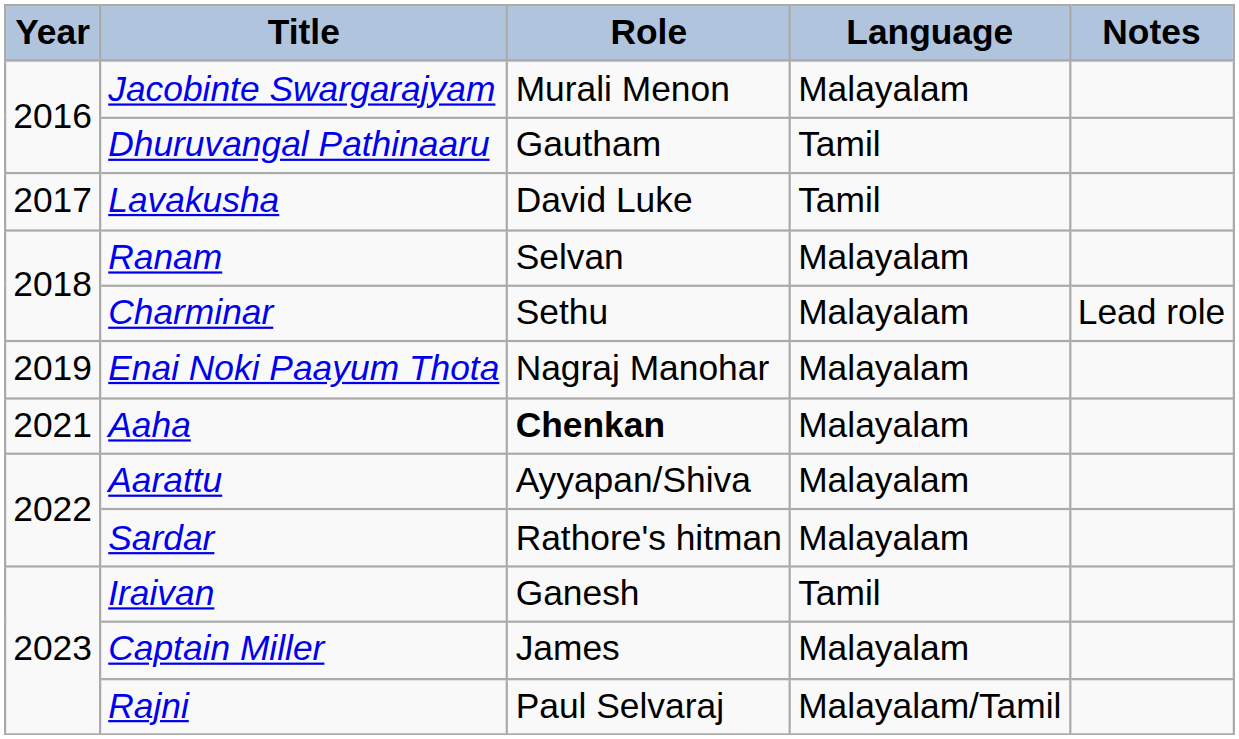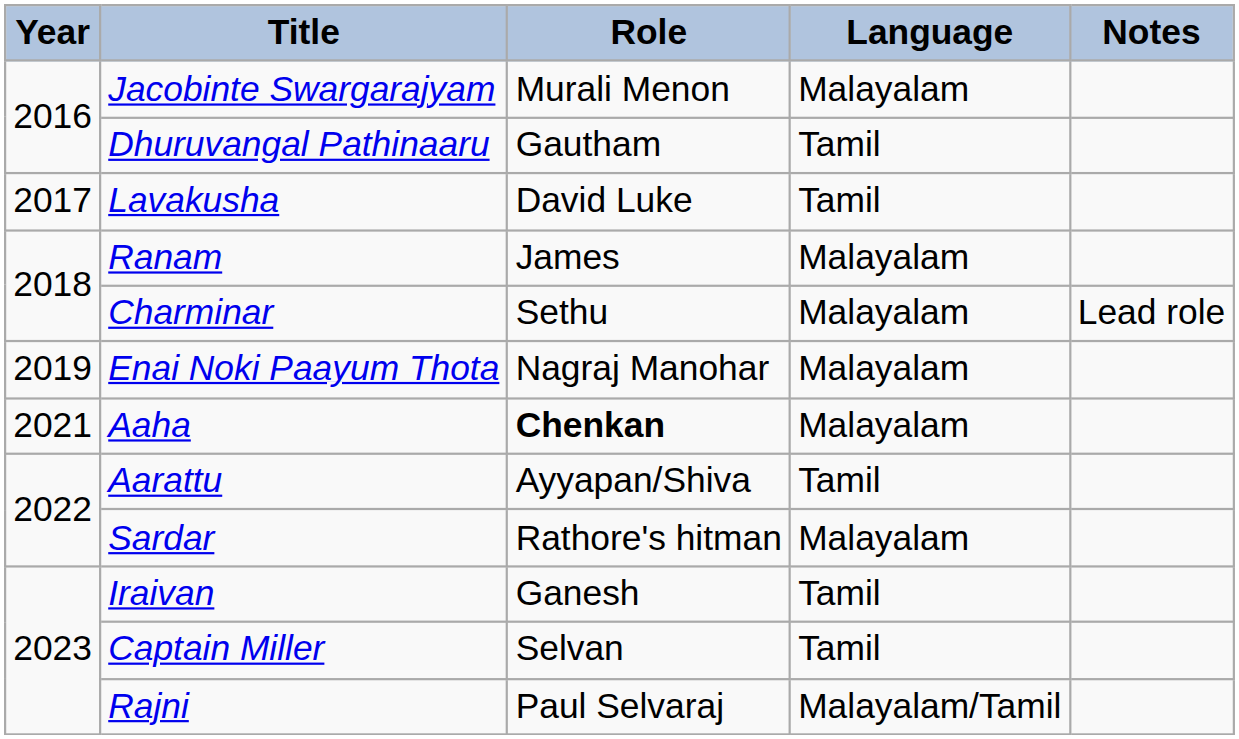(570, 256) Selvan -> (568, 256) James
(884, 481) Malayalam -> (839, 481) Tamil
(568, 649) James -> (570, 649) Selvan
(884, 649) Malayalam -> (839, 649) Tamil
